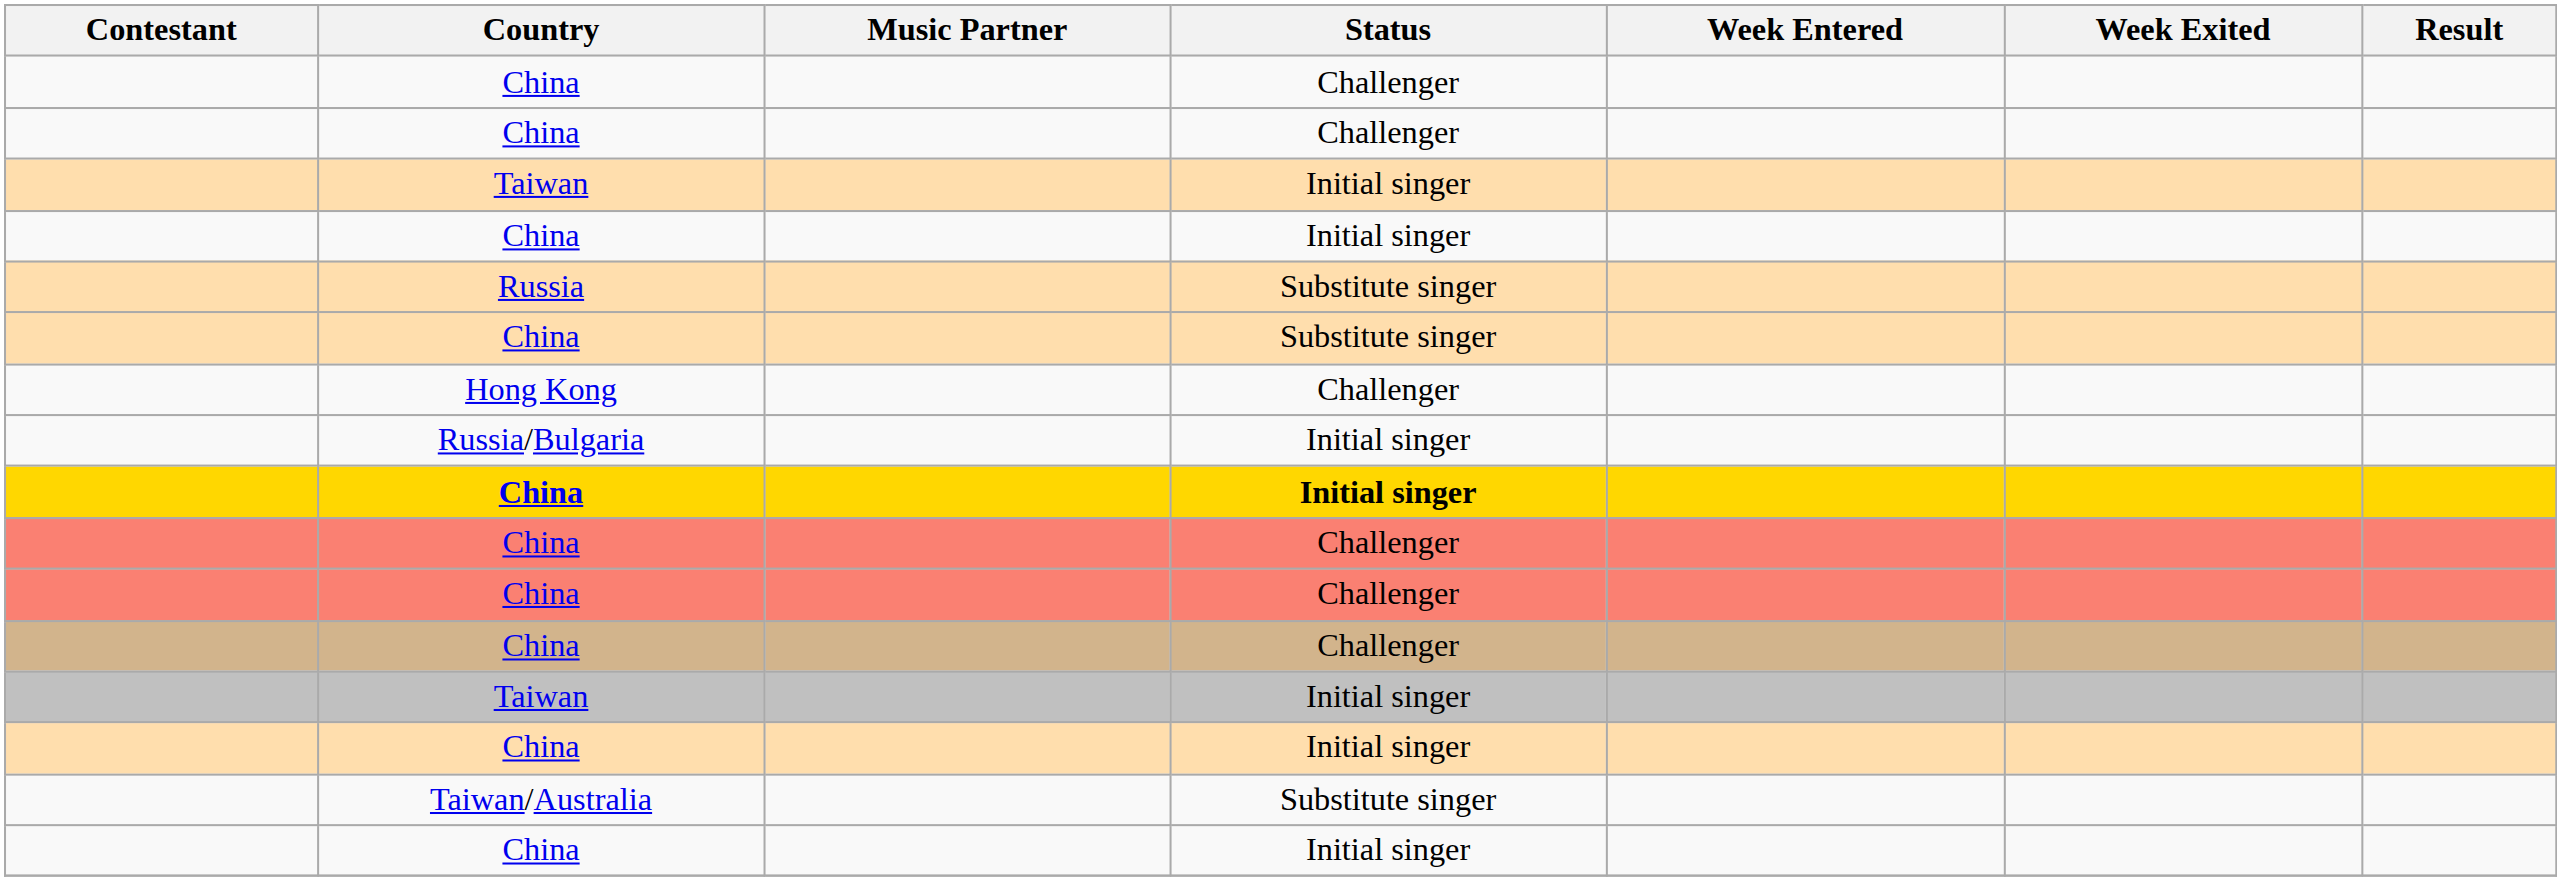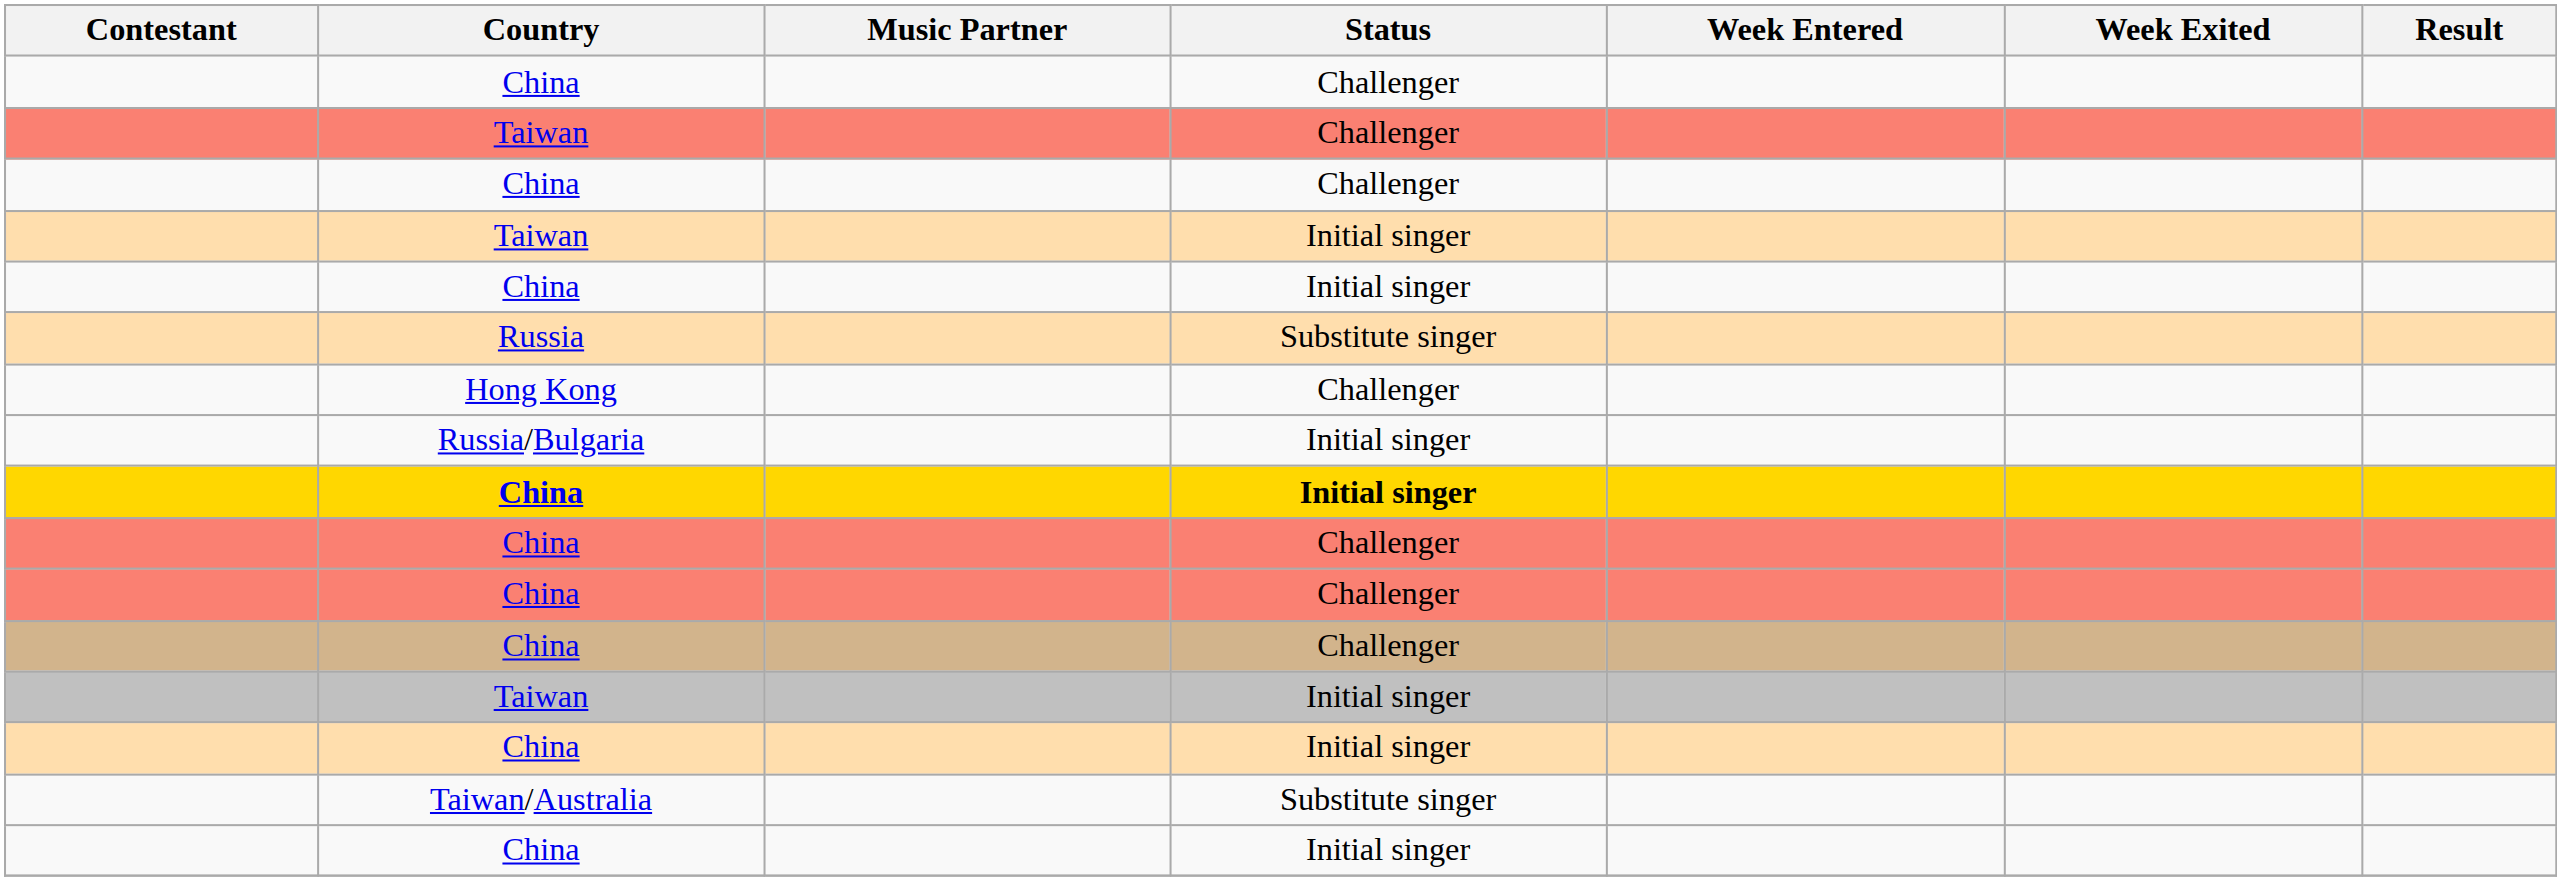+ row: (541, 132)
- row: (541, 337)
